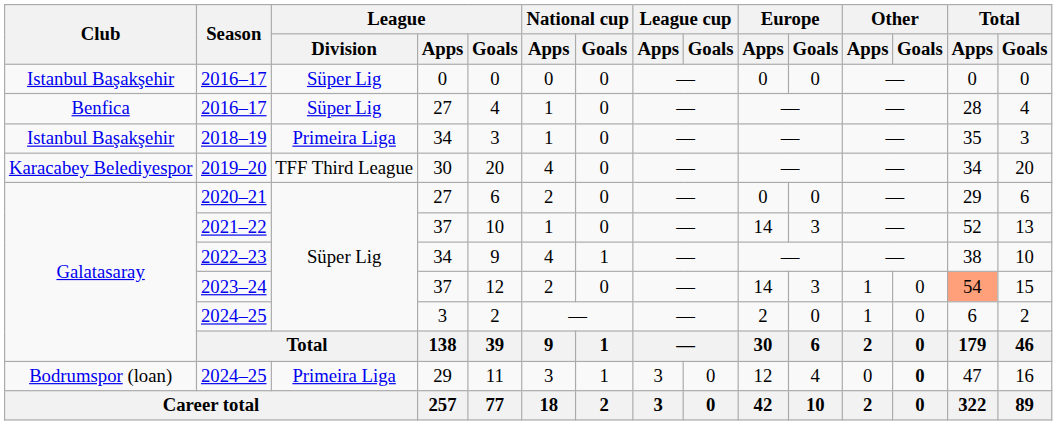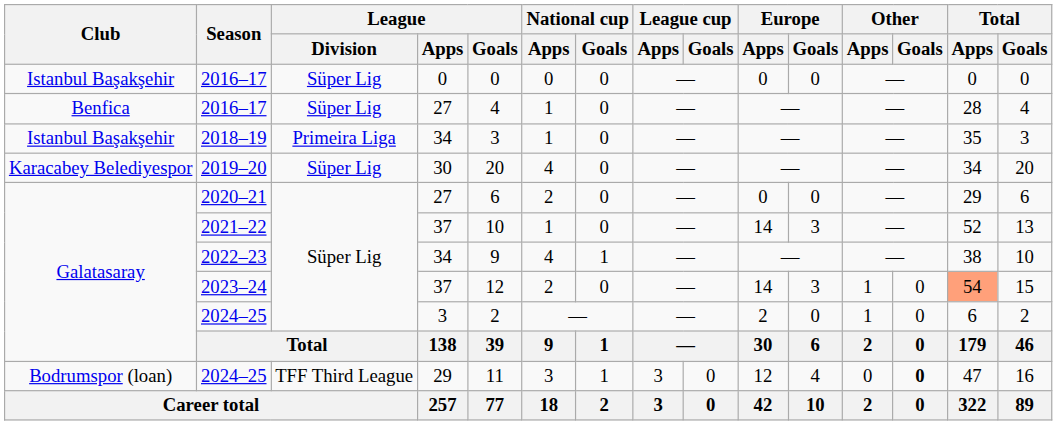(344, 167) TFF Third League -> (344, 167) Süper Lig
(344, 375) Primeira Liga -> (344, 375) TFF Third League
